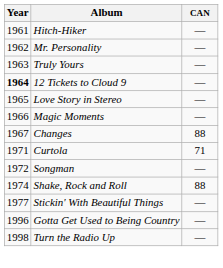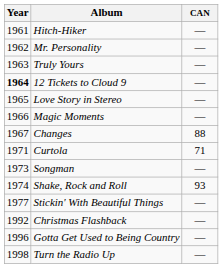(18, 168) 1972 -> (18, 168) 1973
(200, 185) 88 -> (200, 185) 93
+ row: (80, 220)
